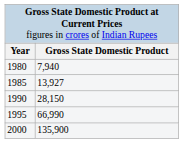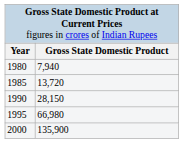(51, 82) 13,927 -> (51, 82) 13,720
(51, 114) 66,990 -> (51, 114) 66,980
